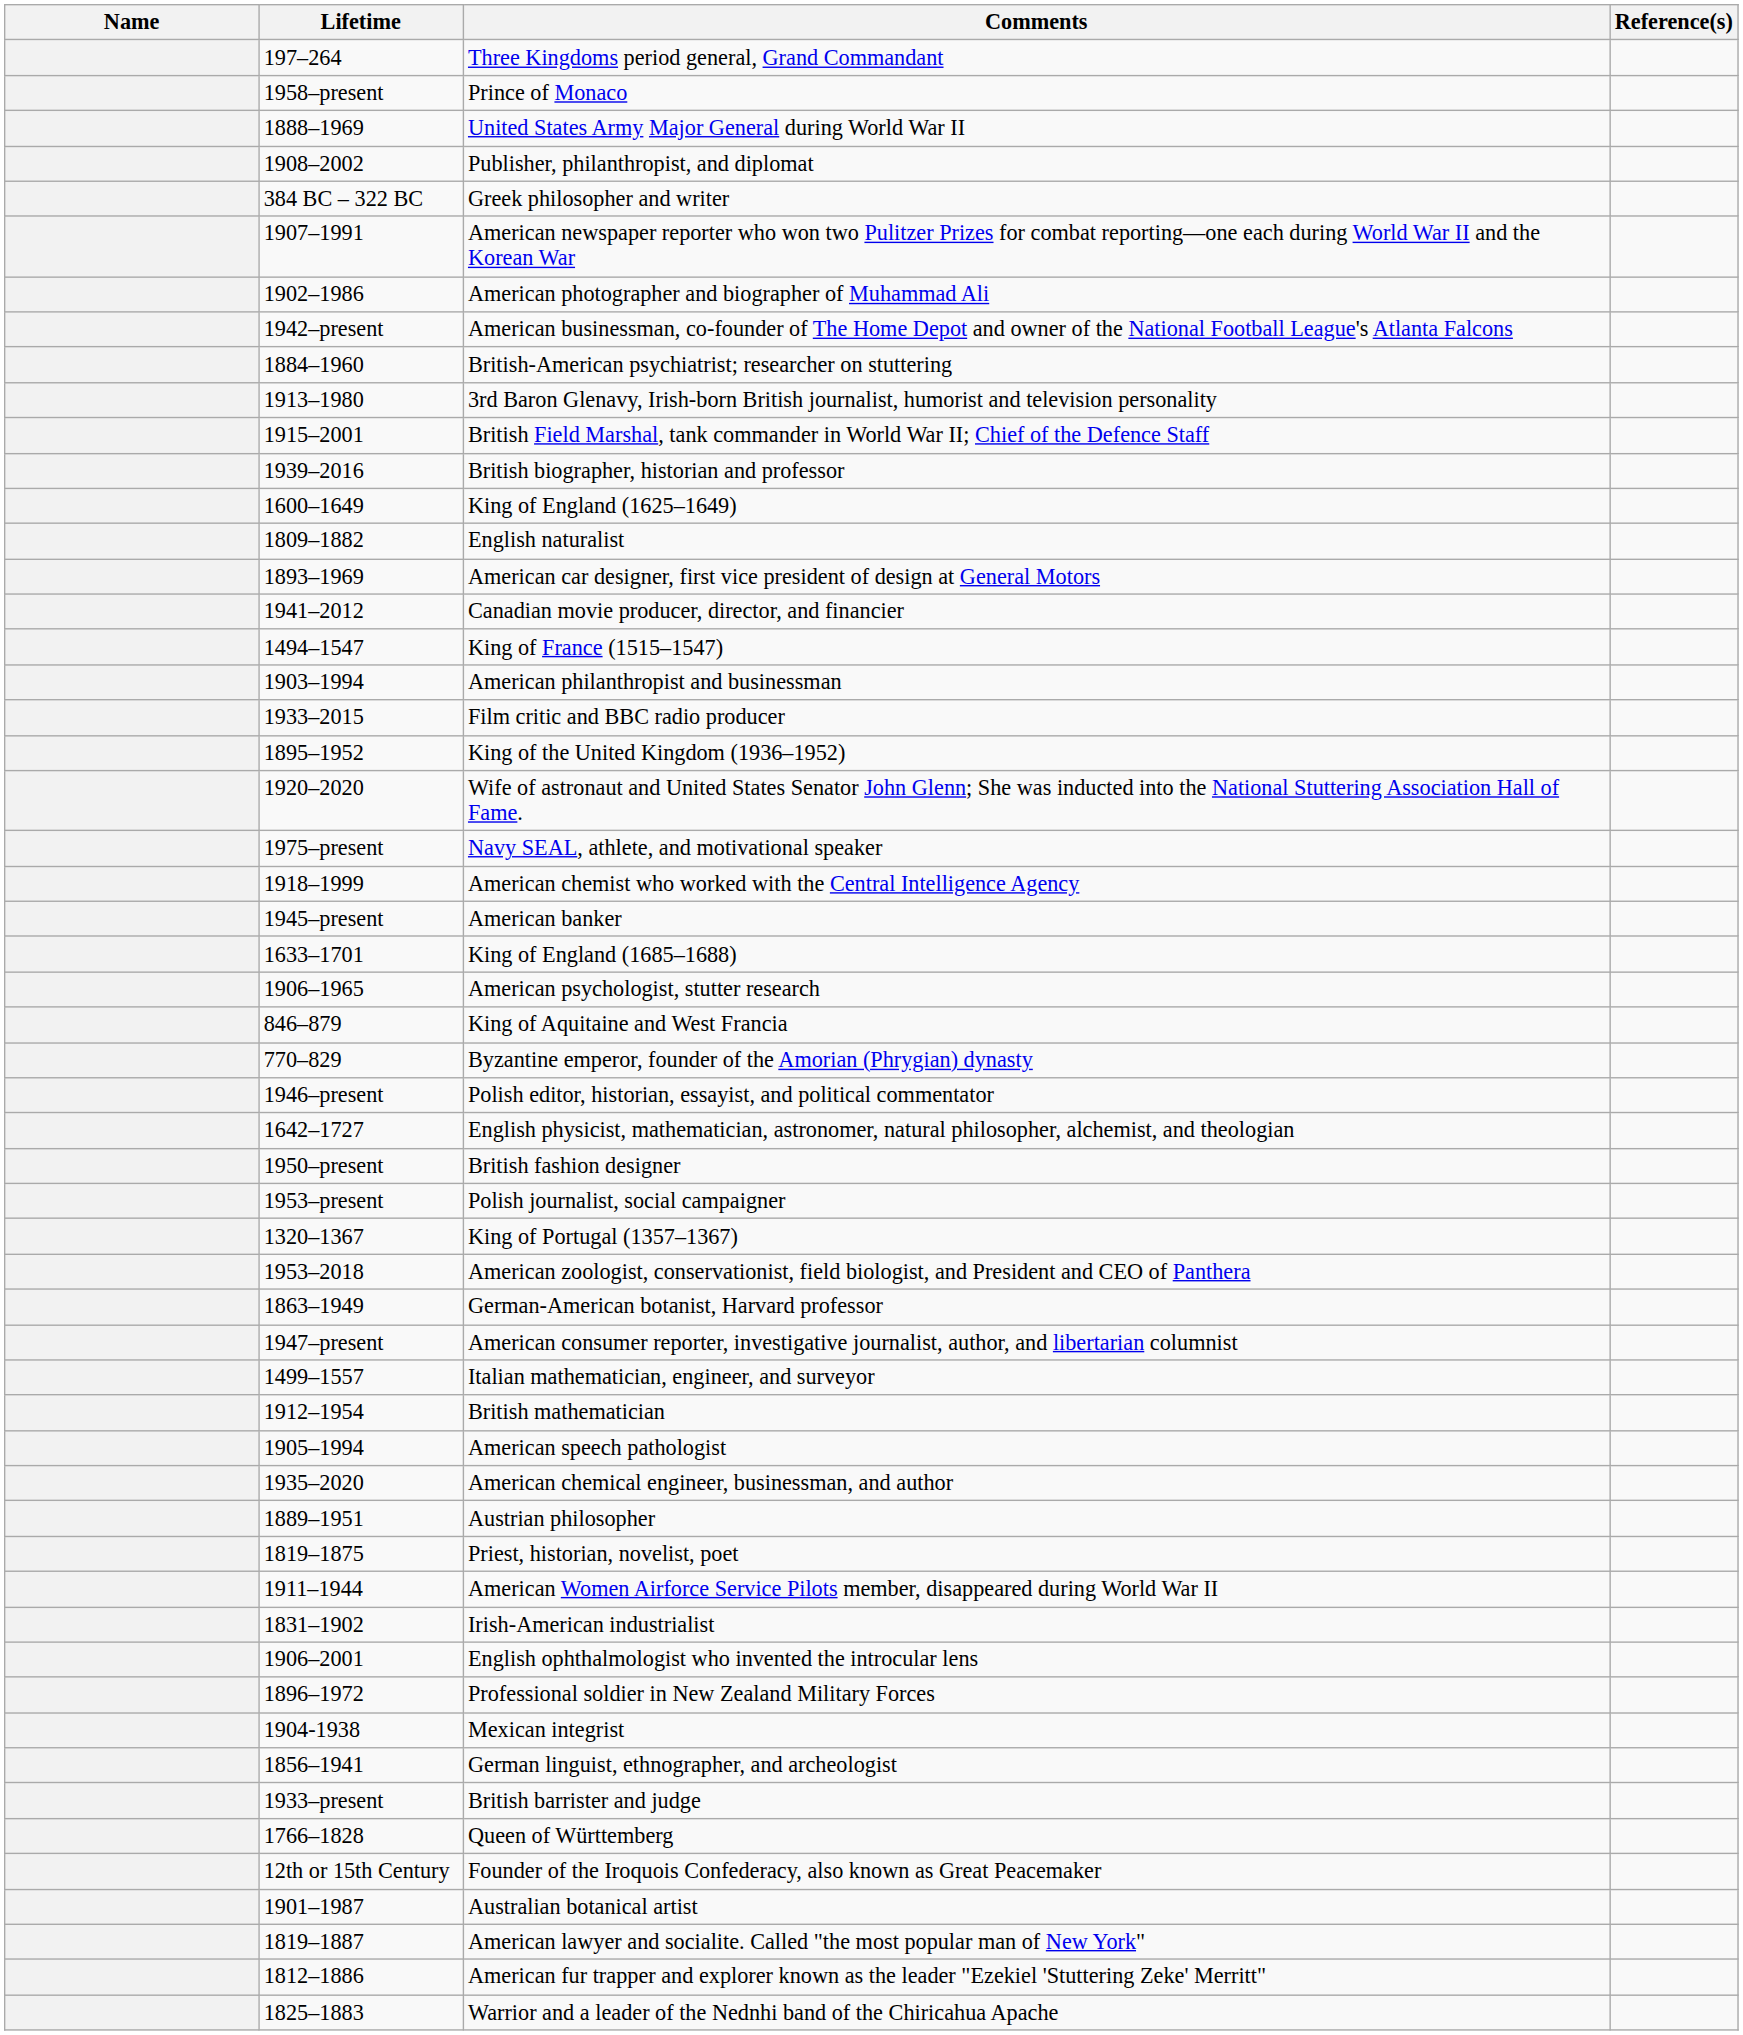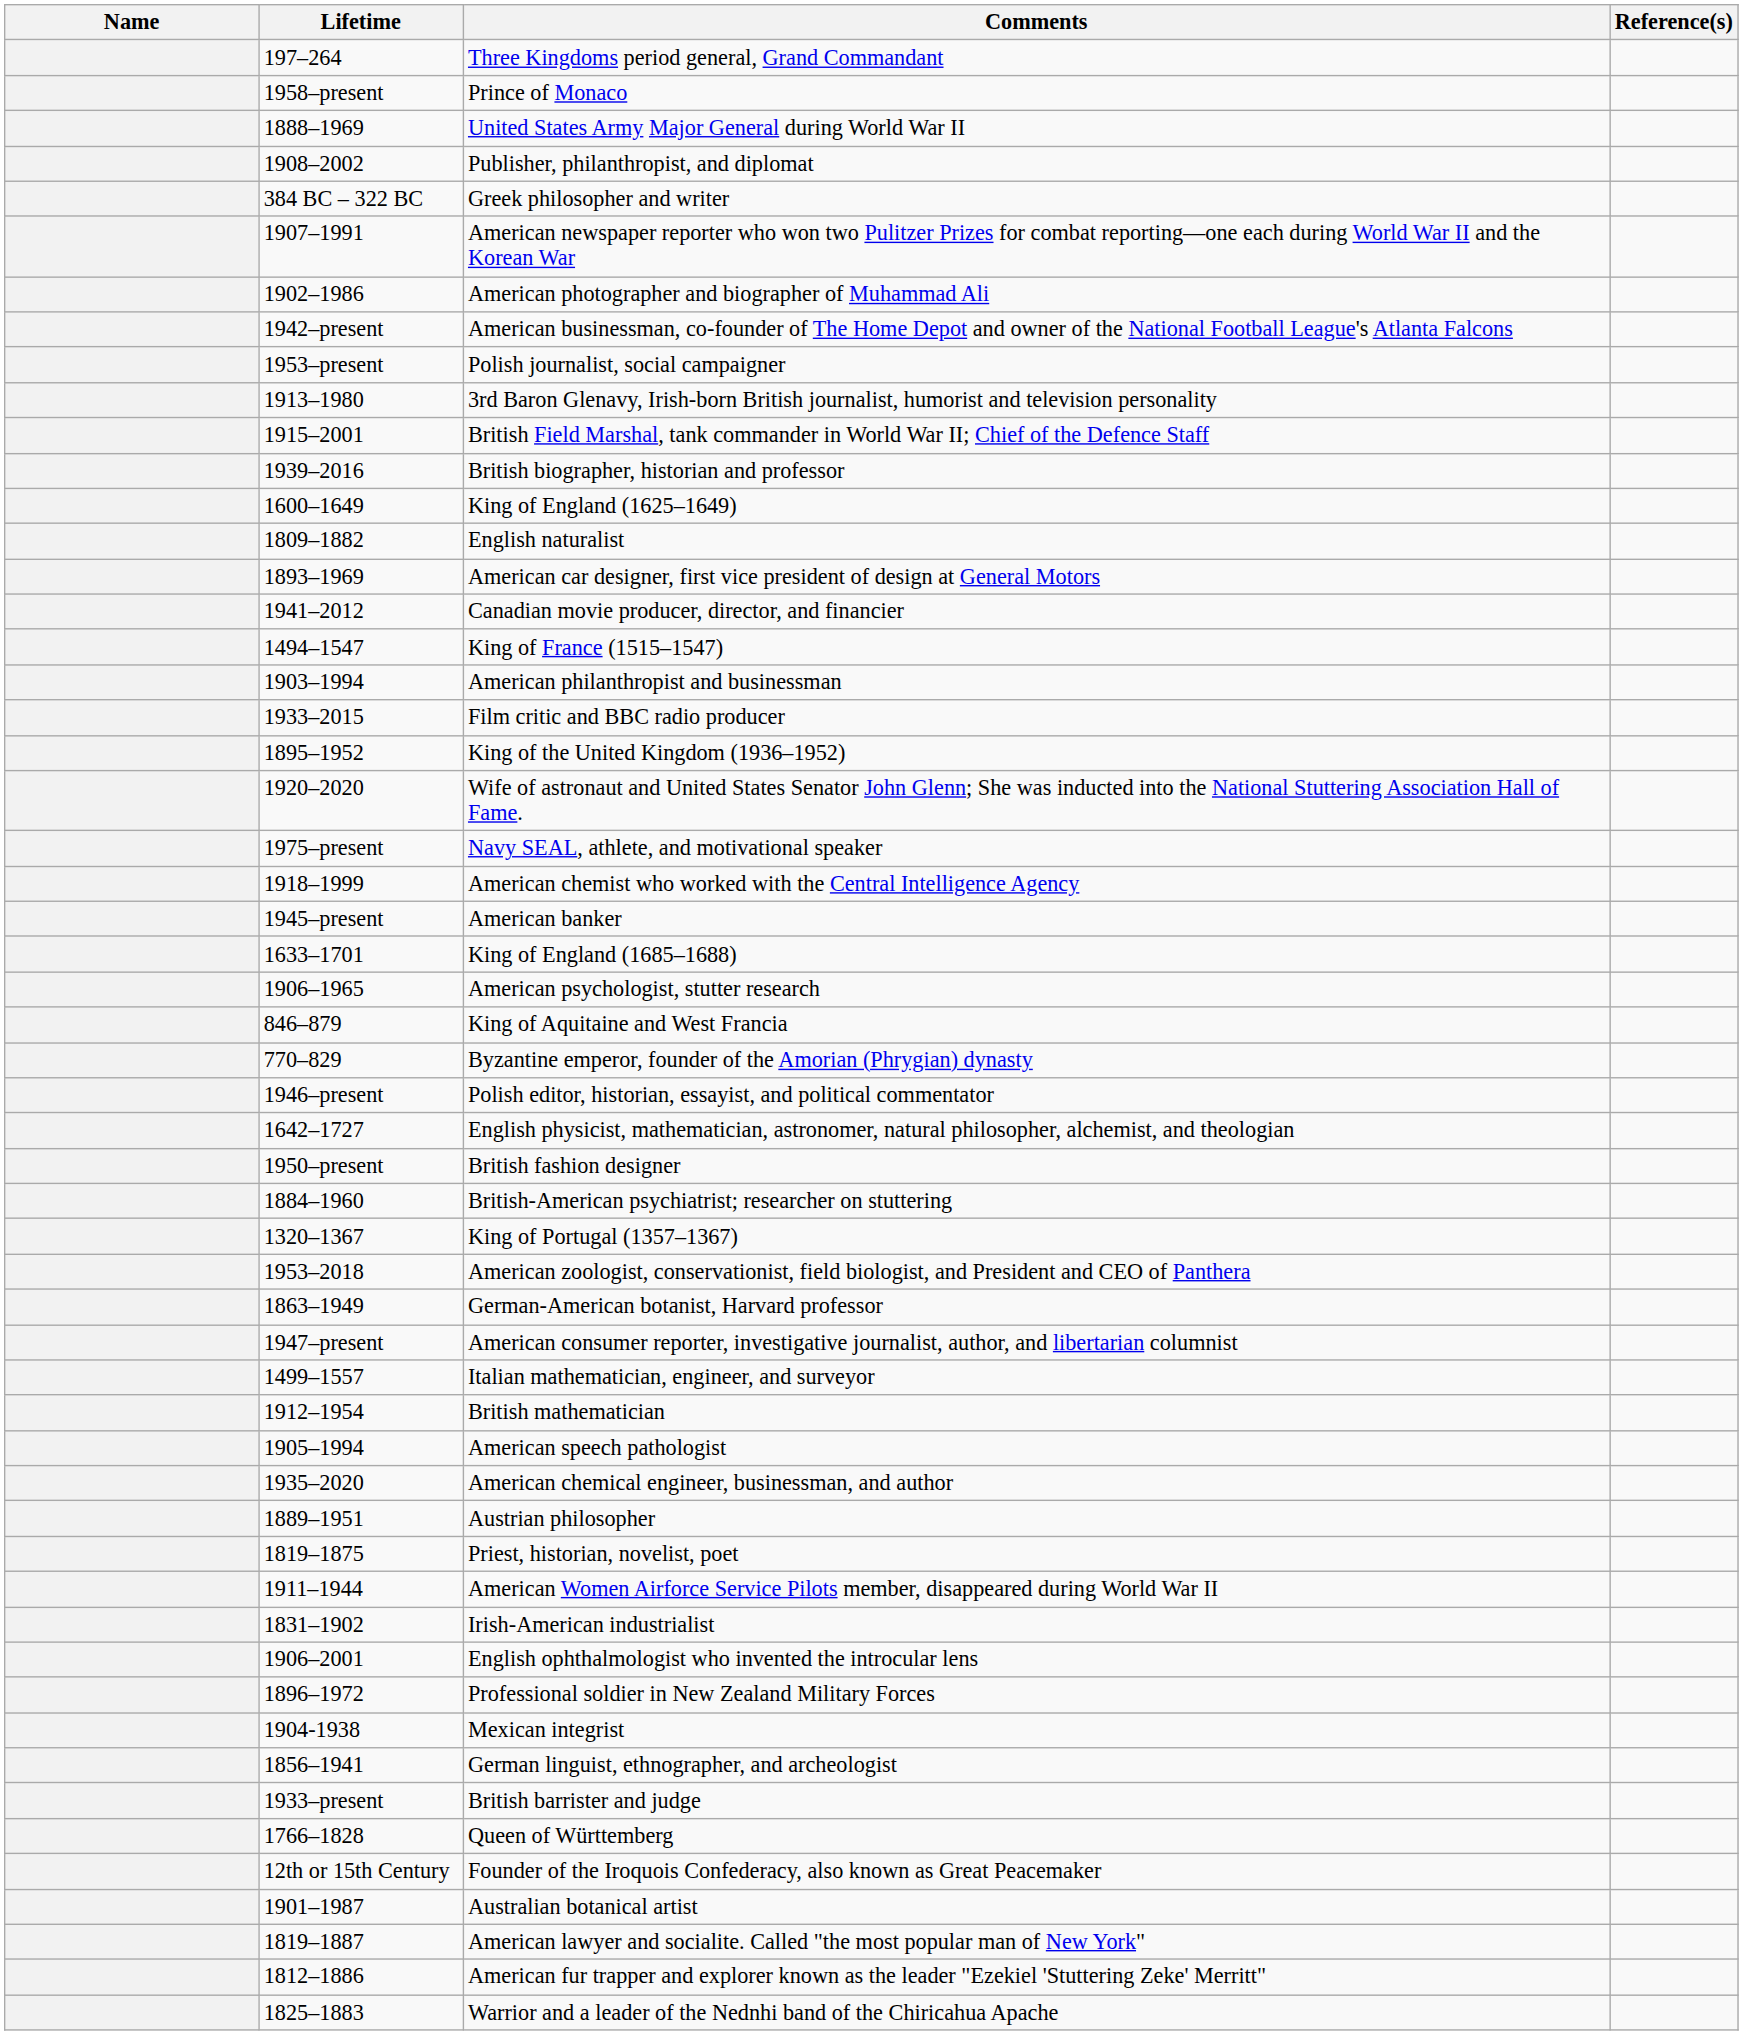rows swapped: (710, 364) <-> (627, 1200)
